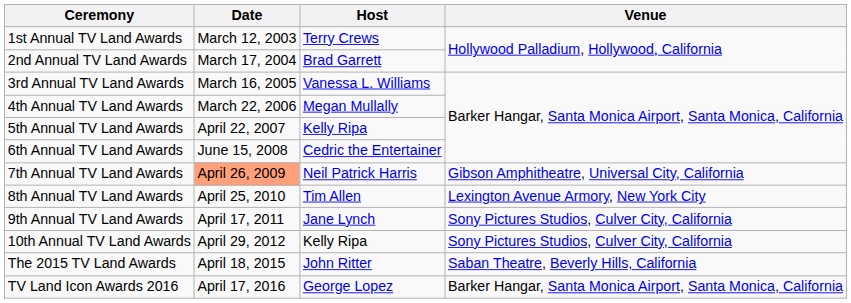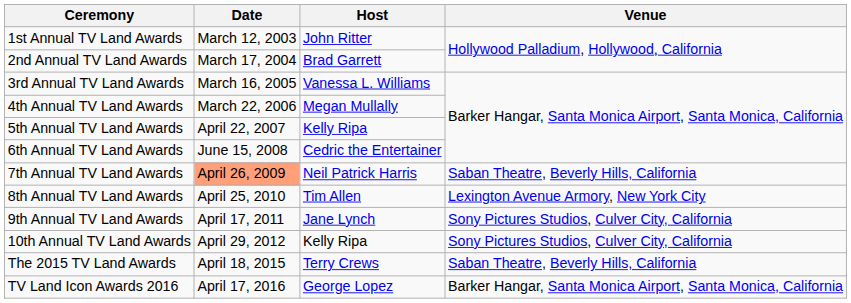(341, 38) Terry Crews -> (337, 38) John Ritter
(596, 173) Gibson Amphitheatre, Universal City, California -> (572, 173) Saban Theatre, Beverly Hills, California
(337, 264) John Ritter -> (341, 264) Terry Crews
